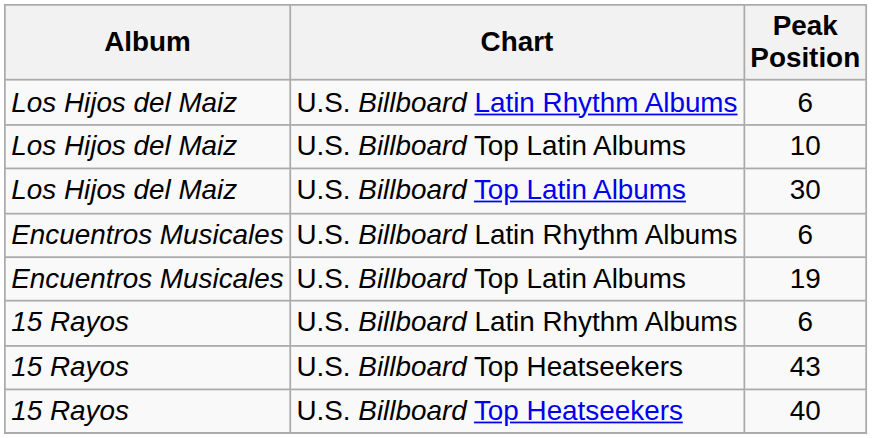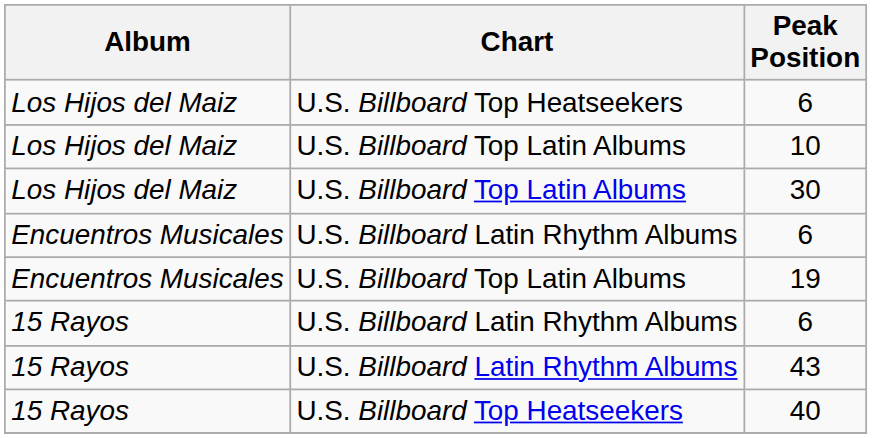(517, 102) U.S. Billboard Latin Rhythm Albums -> (490, 102) U.S. Billboard Top Heatseekers
(490, 366) U.S. Billboard Top Heatseekers -> (517, 366) U.S. Billboard Latin Rhythm Albums
